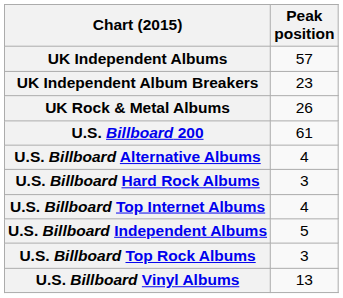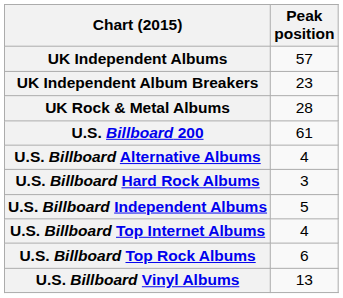(304, 108) 26 -> (304, 108) 28
rows swapped: (138, 231) <-> (138, 206)
(304, 255) 3 -> (304, 255) 6
